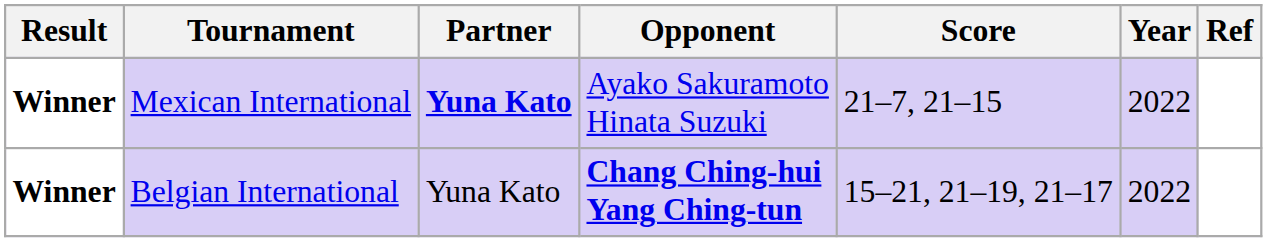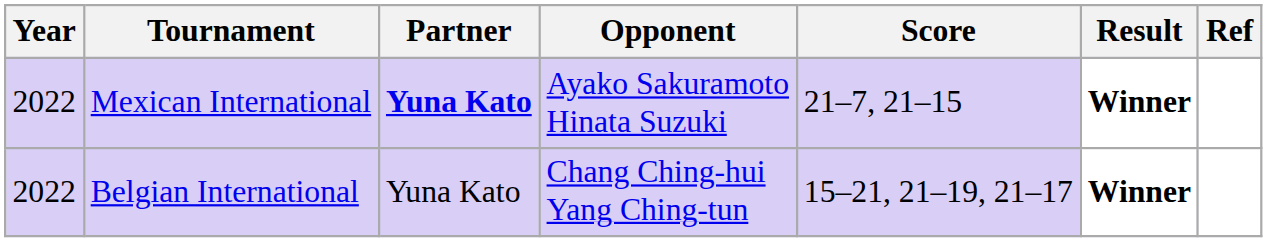columns swapped: (1159, 31) <-> (64, 31)
(704, 191) bold -> (656, 191) normal
